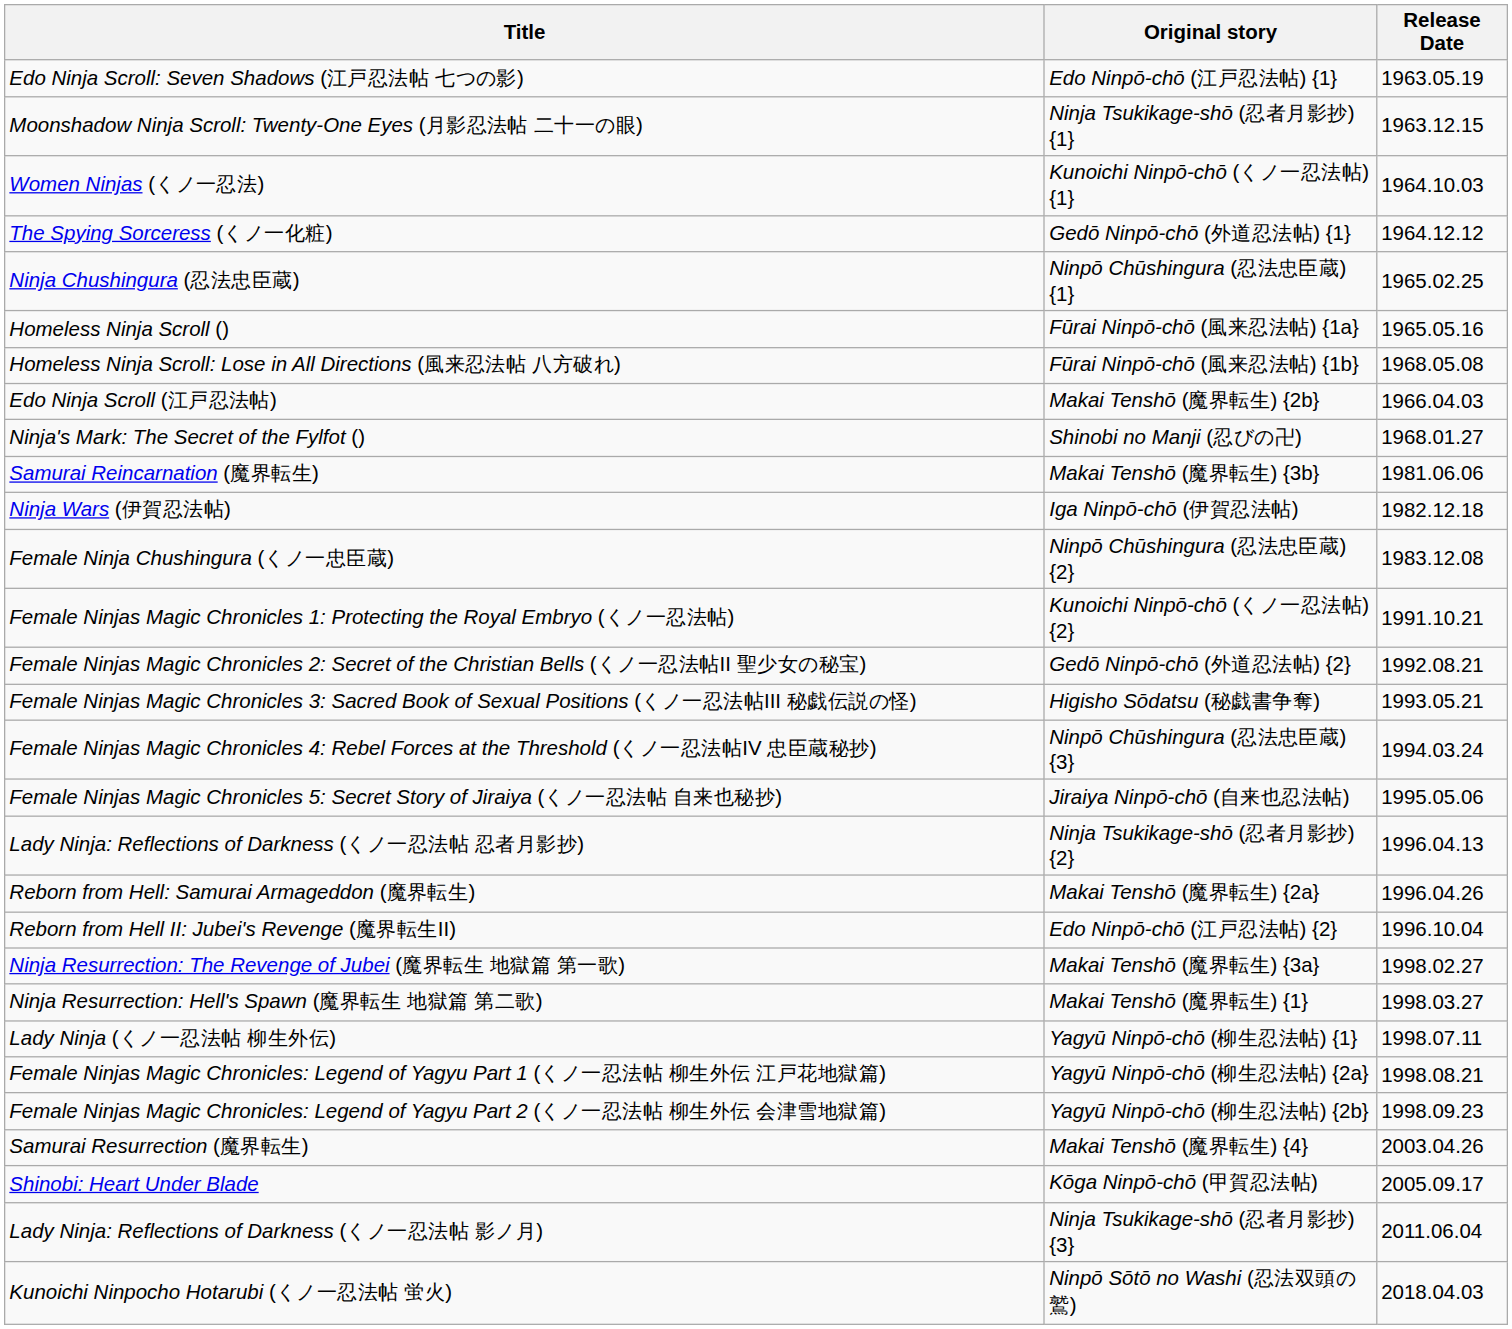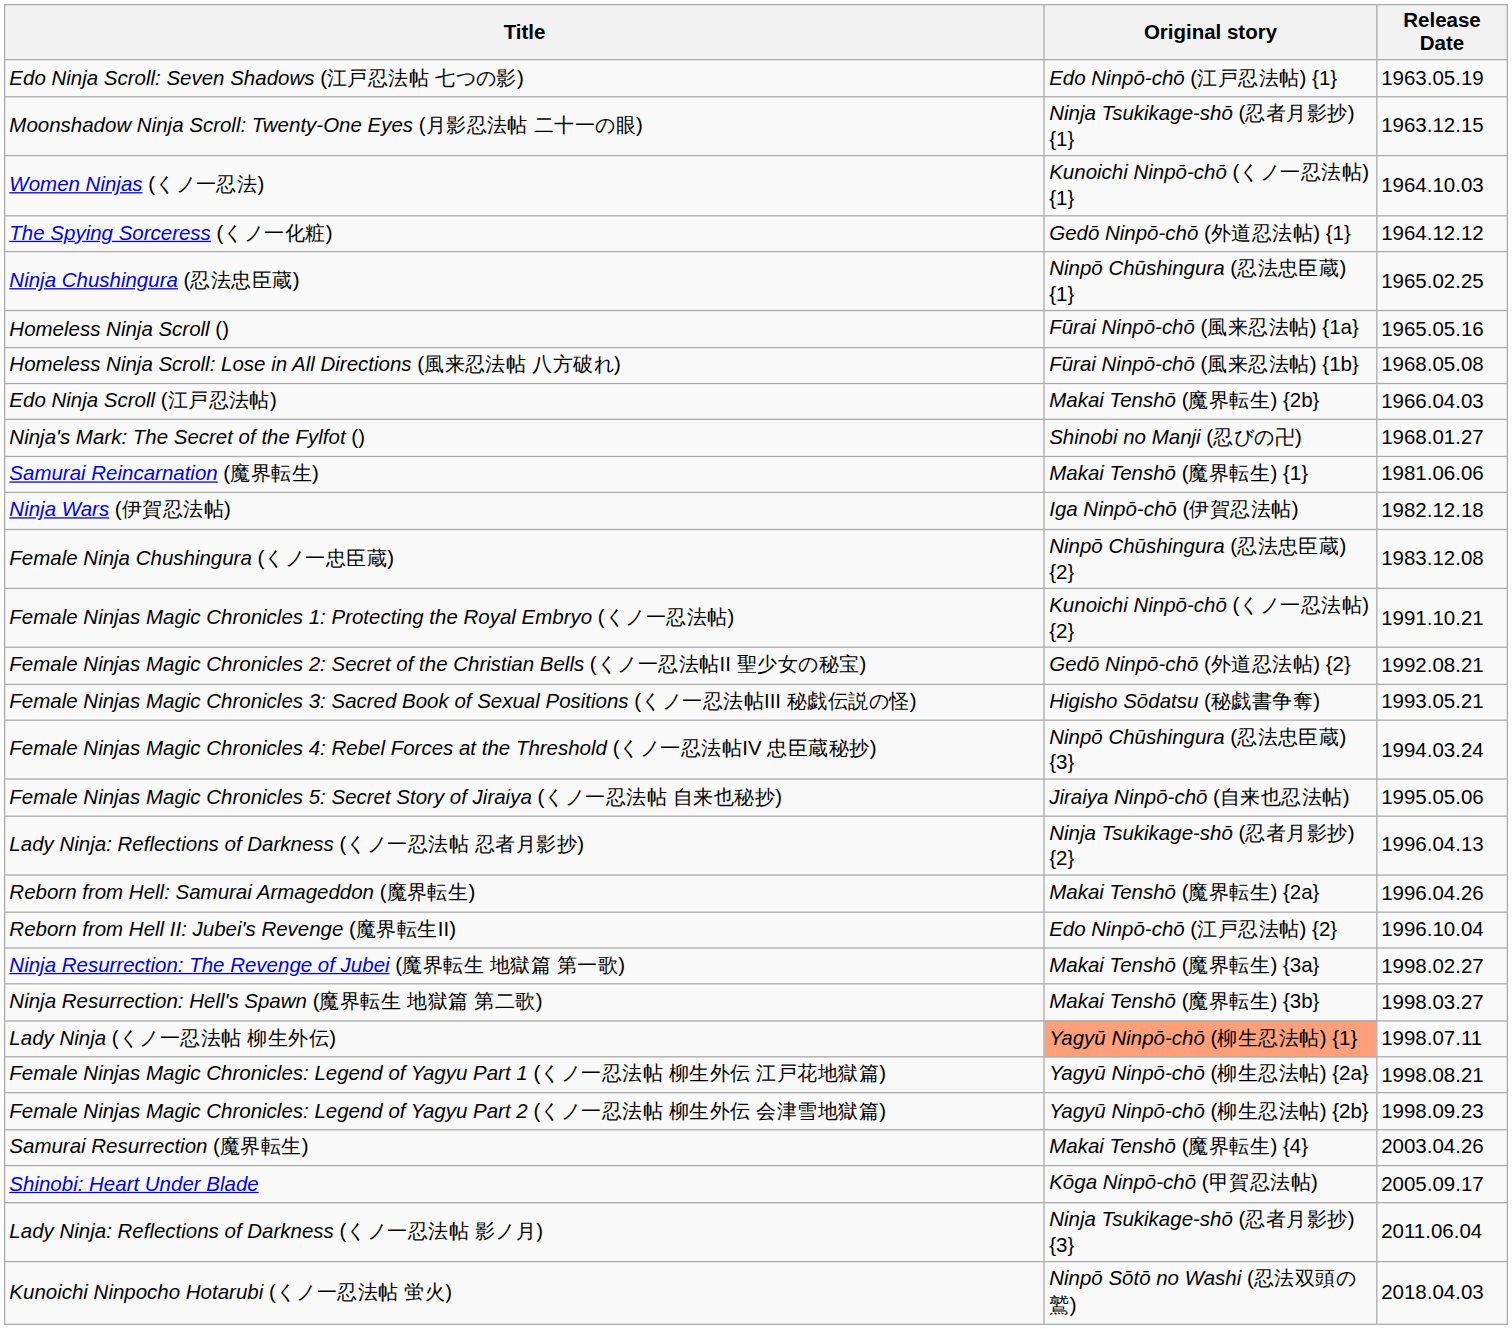(1184, 473) Makai Tenshō (魔界転生) {3b} -> (1179, 473) Makai Tenshō (魔界転生) {1}
(1179, 1001) Makai Tenshō (魔界転生) {1} -> (1184, 1001) Makai Tenshō (魔界転生) {3b}
(1203, 1037) no background -> (1203, 1037) lightsalmon background
